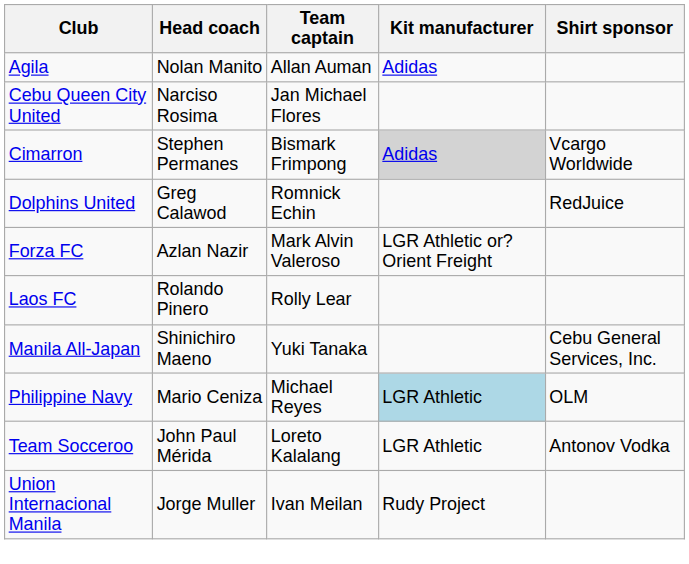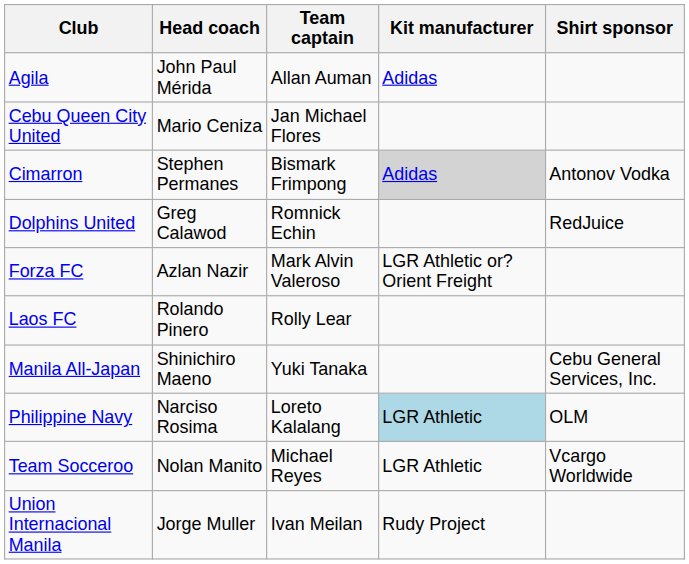(209, 67) Nolan Manito -> (197, 77) John Paul Mérida
(187, 105) Narciso Rosima -> (209, 125) Mario Ceniza
(591, 154) Vcargo Worldwide -> (610, 174) Antonov Vodka
(209, 397) Mario Ceniza -> (187, 417) Narciso Rosima
(302, 397) Michael Reyes -> (306, 417) Loreto Kalalang
(197, 445) John Paul Mérida -> (209, 466) Nolan Manito
(306, 445) Loreto Kalalang -> (302, 466) Michael Reyes
(610, 445) Antonov Vodka -> (591, 466) Vcargo Worldwide
